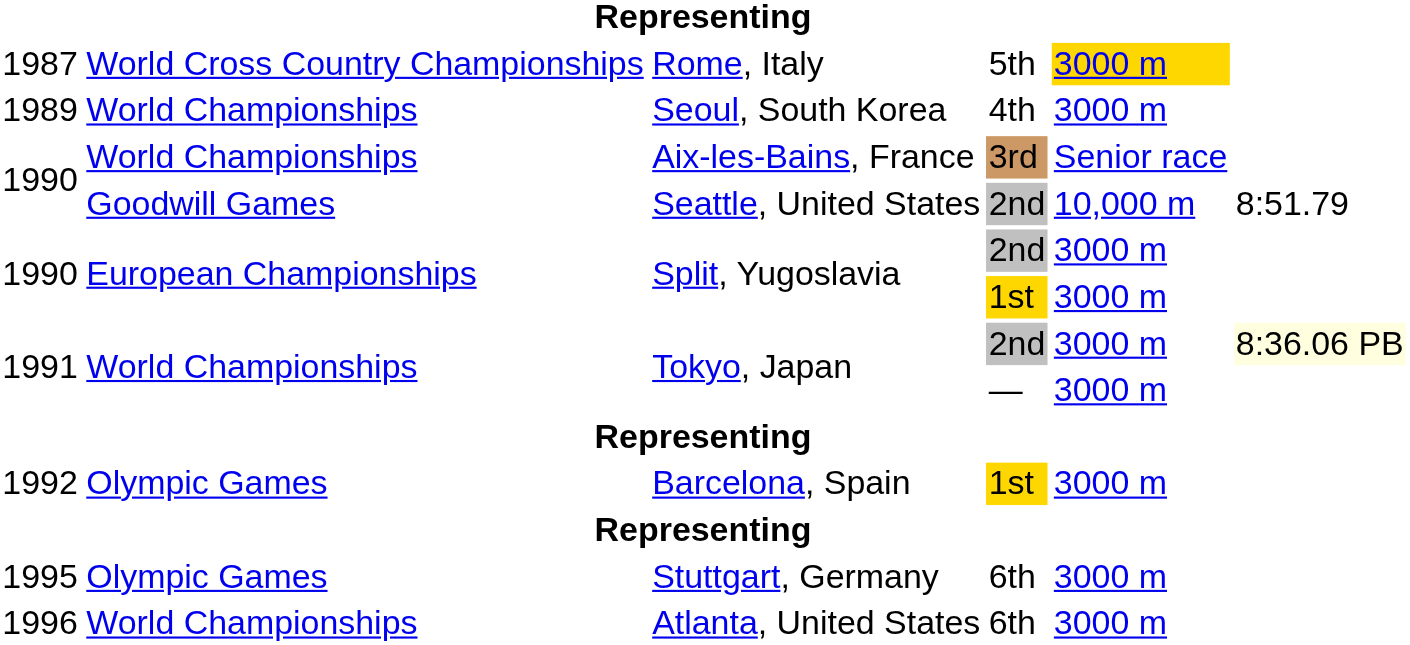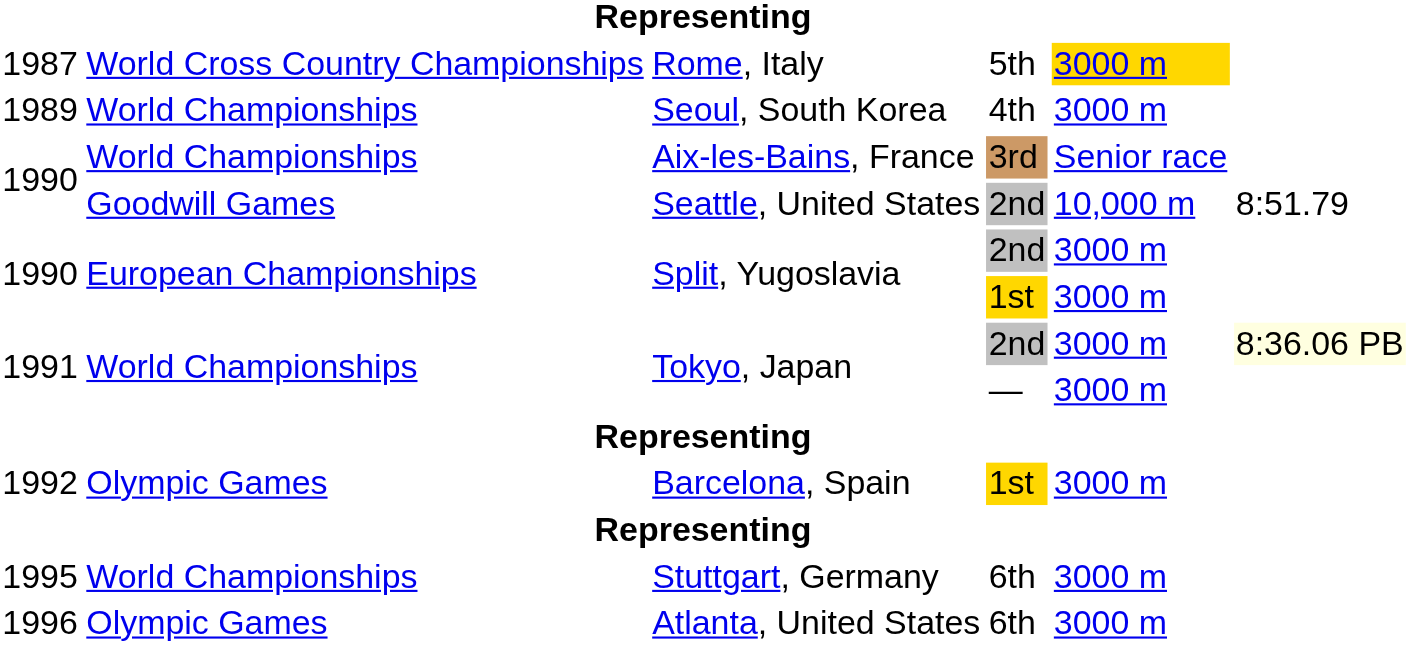(207, 576) Olympic Games -> (252, 576) World Championships
(252, 623) World Championships -> (207, 623) Olympic Games
